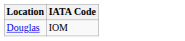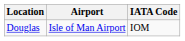+ column: (87, 12)
